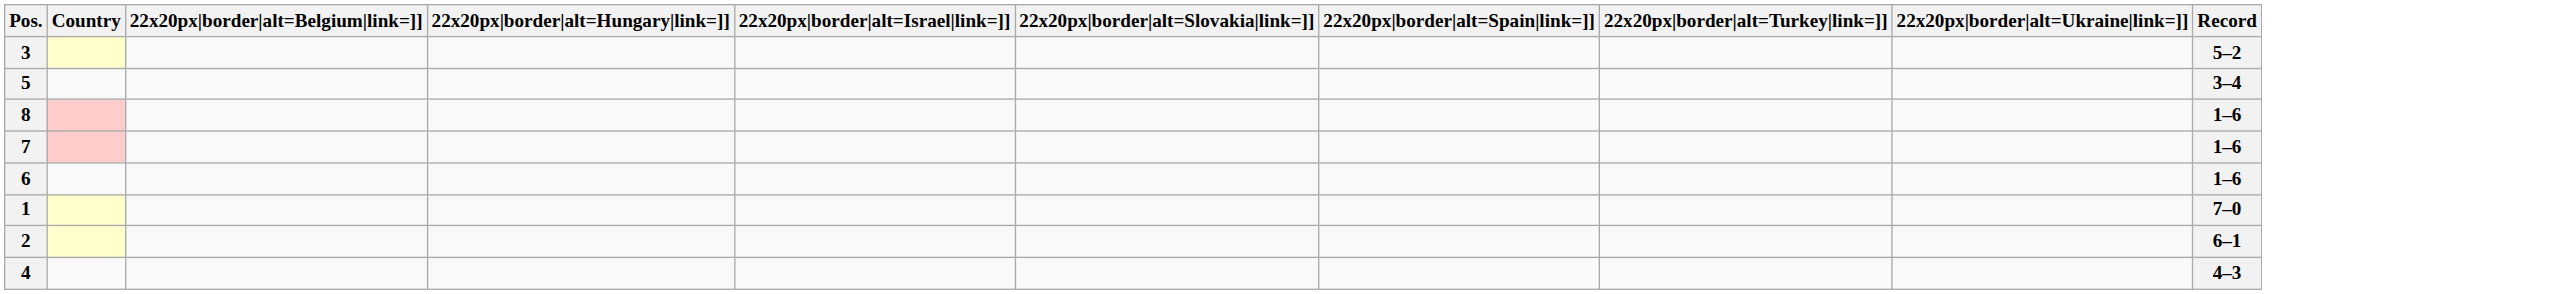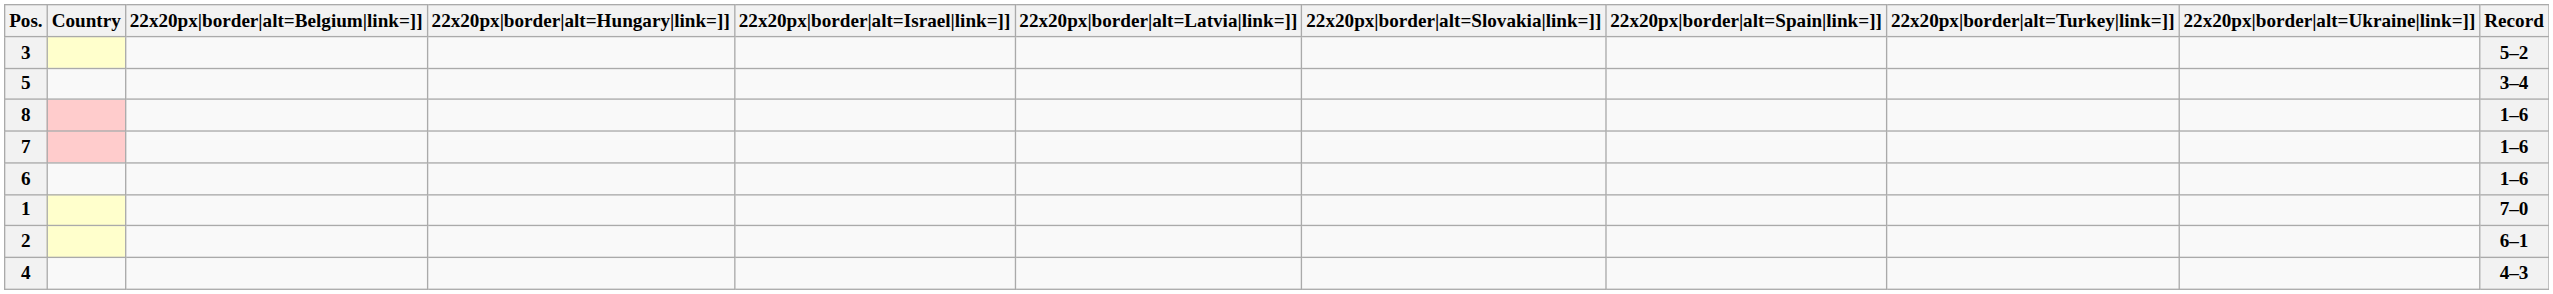+ column: (1158, 20)
